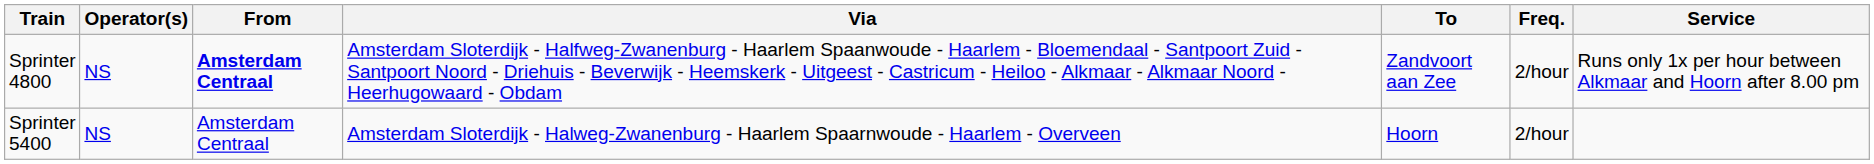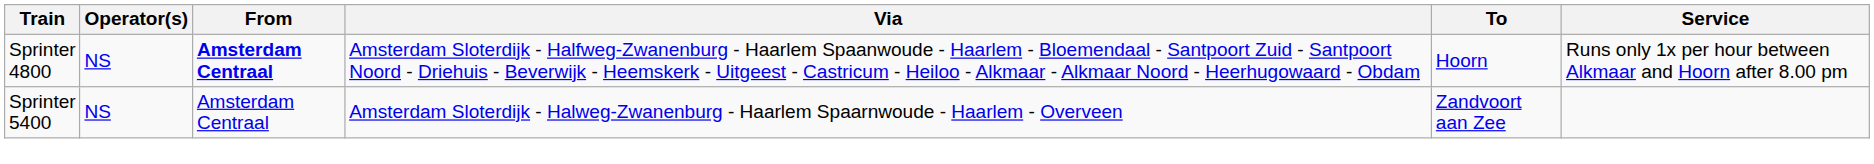- column: (1542, 19)
(1429, 71) Zandvoort aan Zee -> (1462, 60) Hoorn
(1412, 133) Hoorn -> (1479, 112) Zandvoort aan Zee
